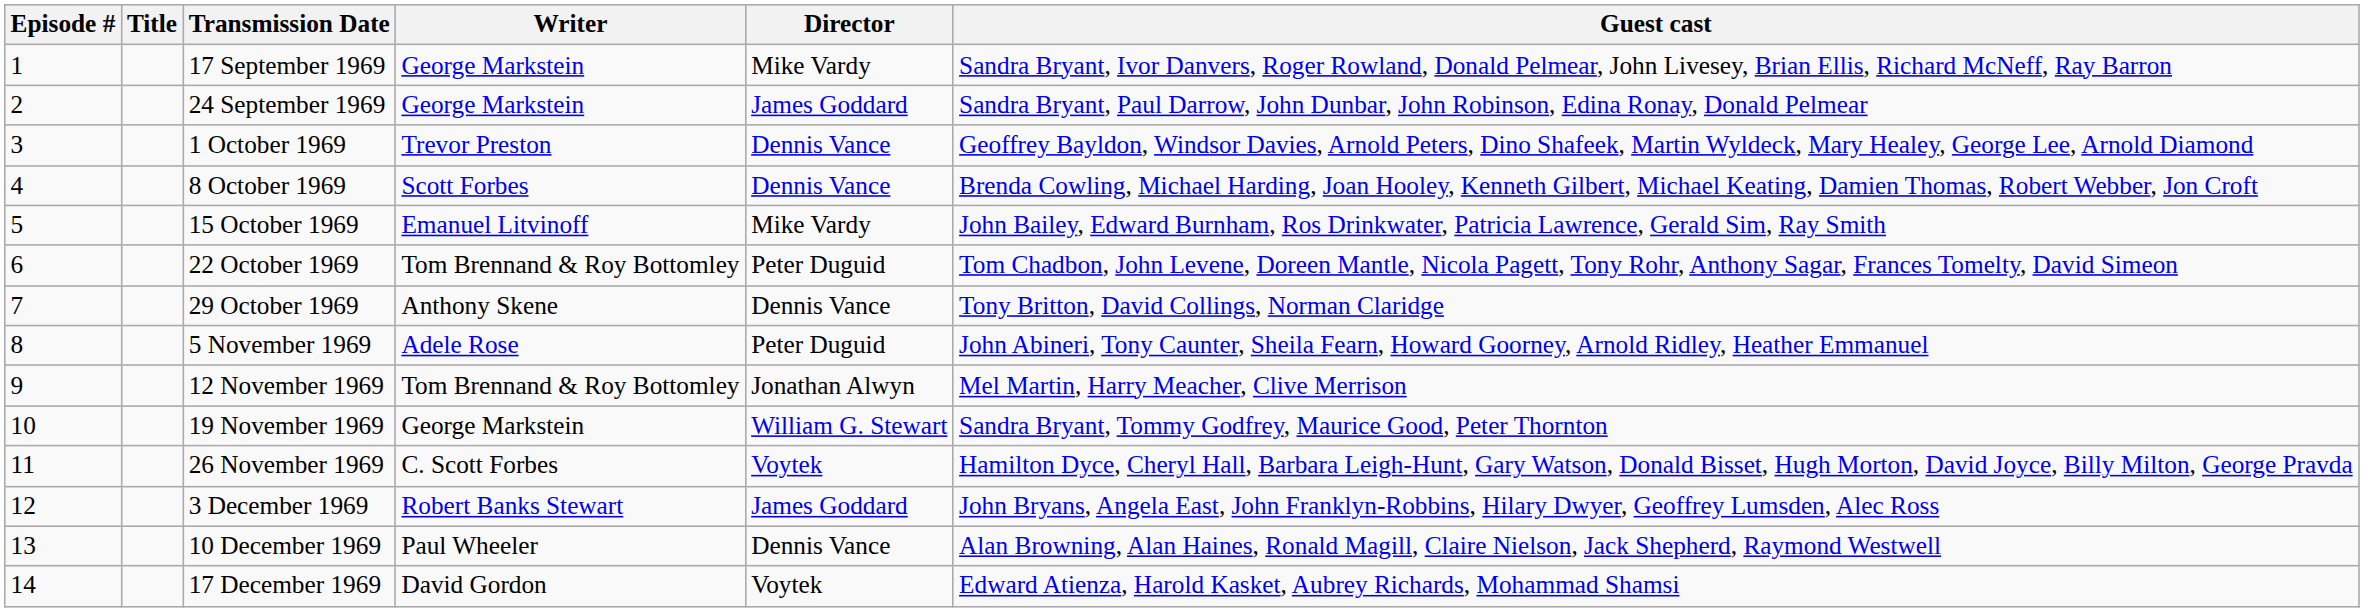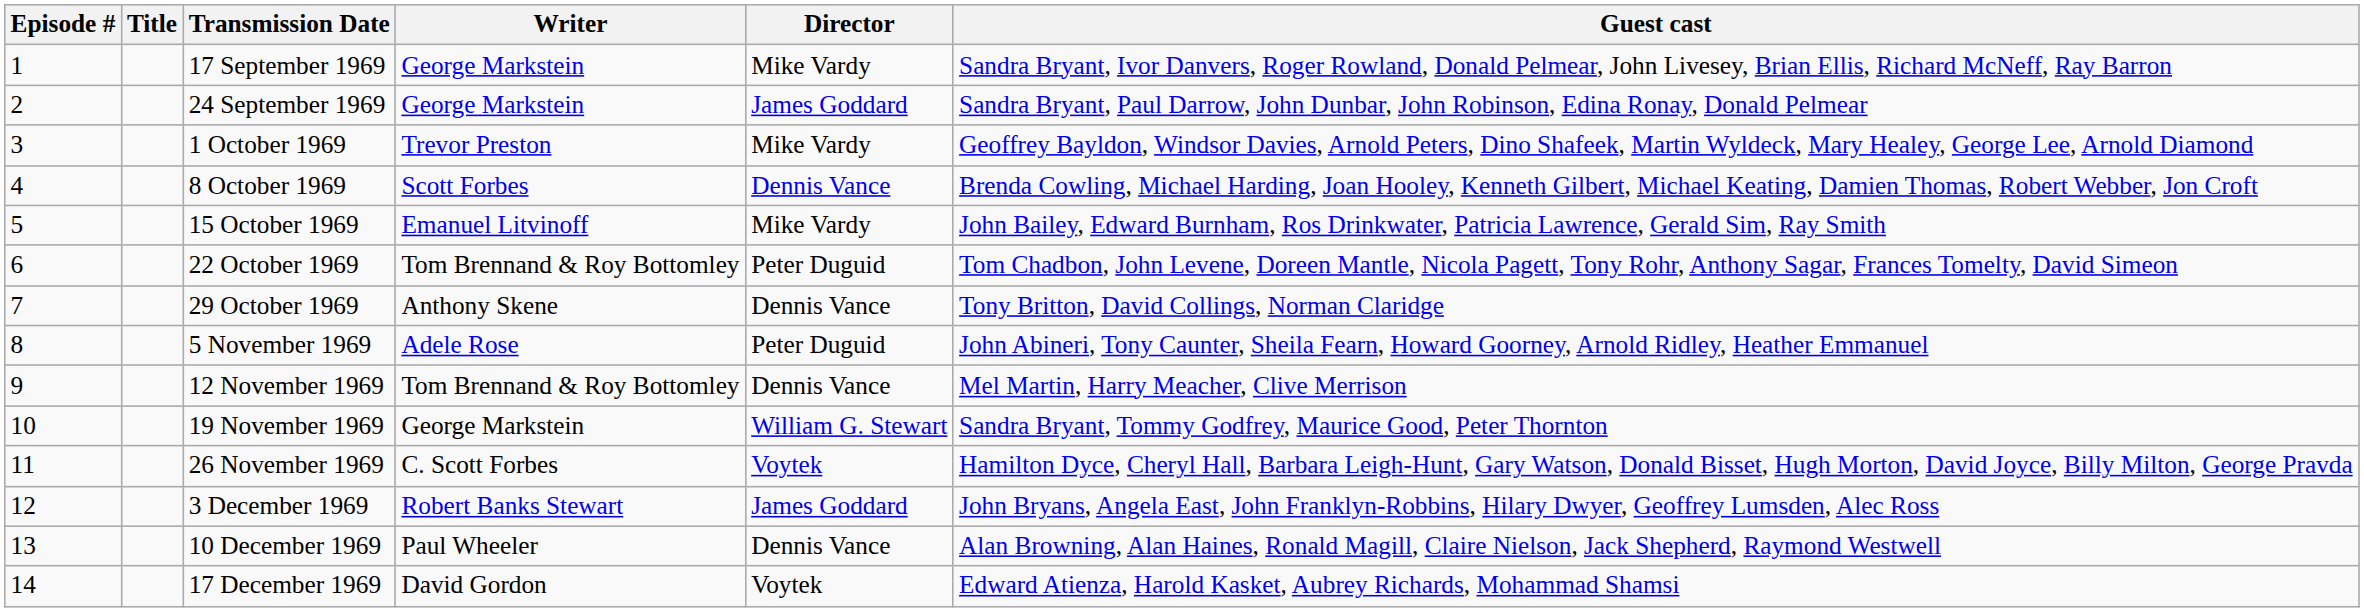(821, 144) Dennis Vance -> (811, 144) Mike Vardy
(833, 385) Jonathan Alwyn -> (821, 385) Dennis Vance
